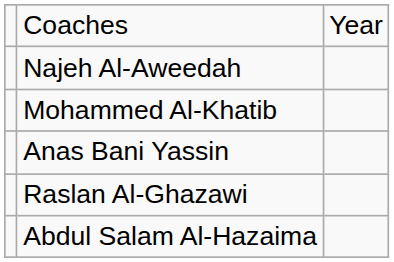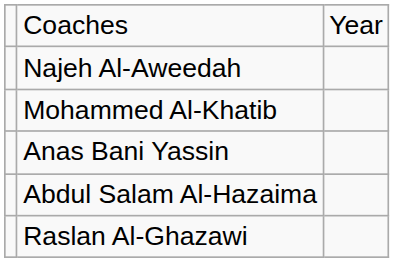rows swapped: (135, 194) <-> (170, 236)
